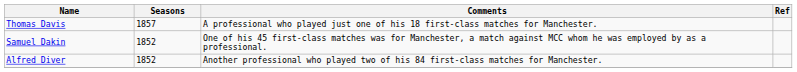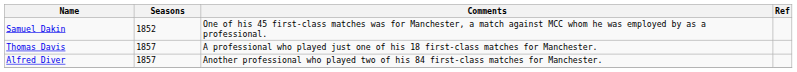rows swapped: (36, 42) <-> (36, 24)
(146, 60) 1852 -> (146, 60) 1857
